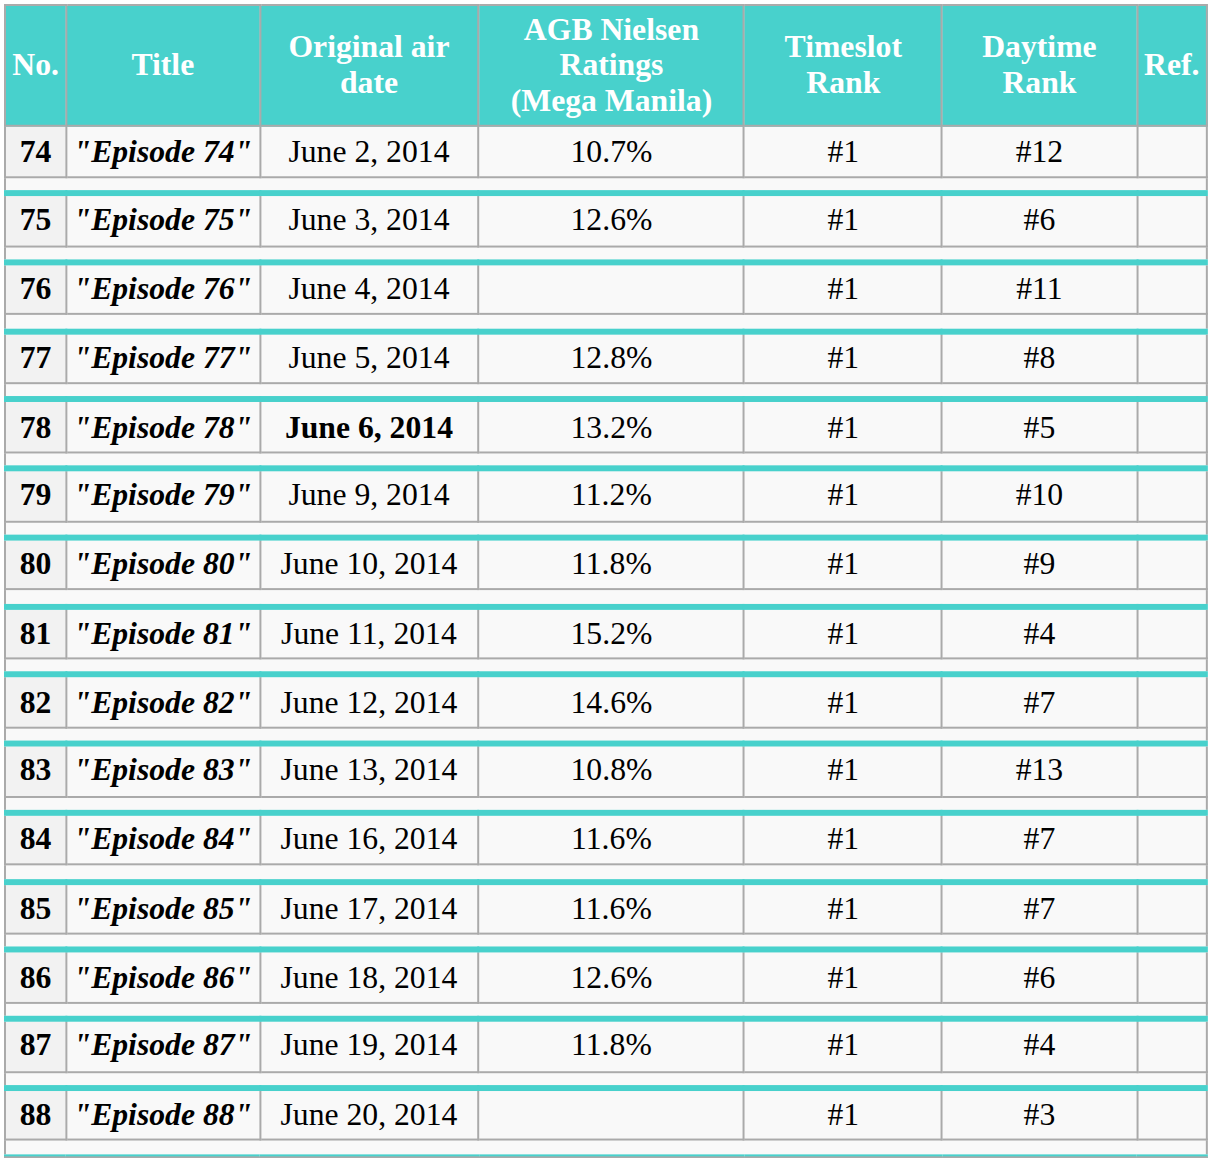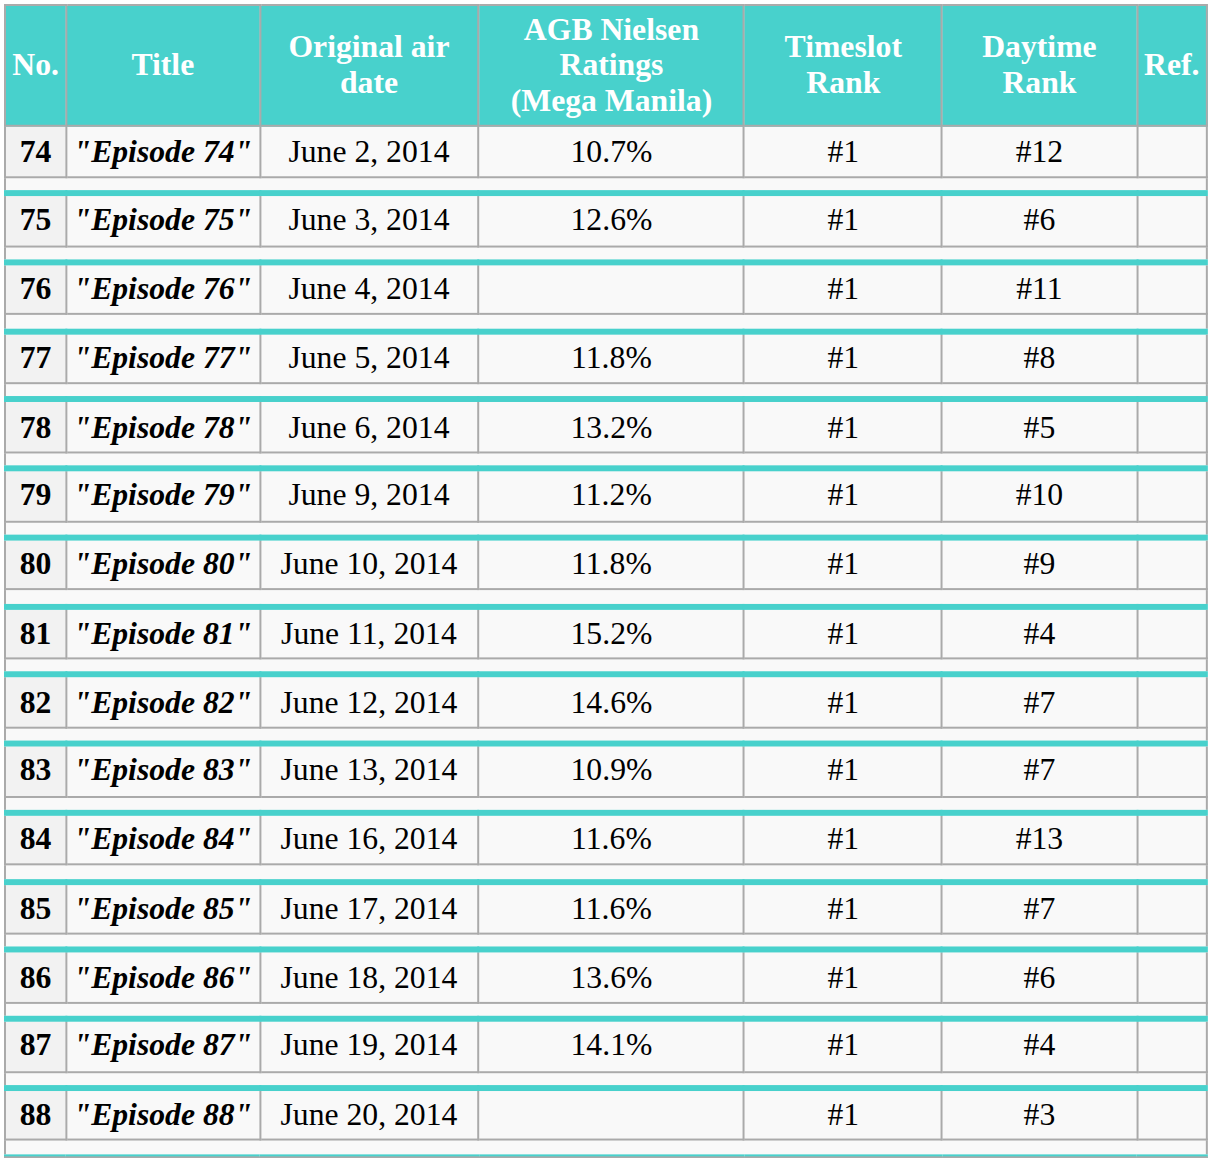(611, 357) 12.8% -> (611, 357) 11.8%
(369, 426) bold -> (369, 426) normal
(611, 770) 10.8% -> (611, 770) 10.9%
(1039, 770) #13 -> (1039, 770) #7
(1039, 839) #7 -> (1039, 839) #13
(611, 976) 12.6% -> (611, 976) 13.6%
(611, 1045) 11.8% -> (611, 1045) 14.1%
